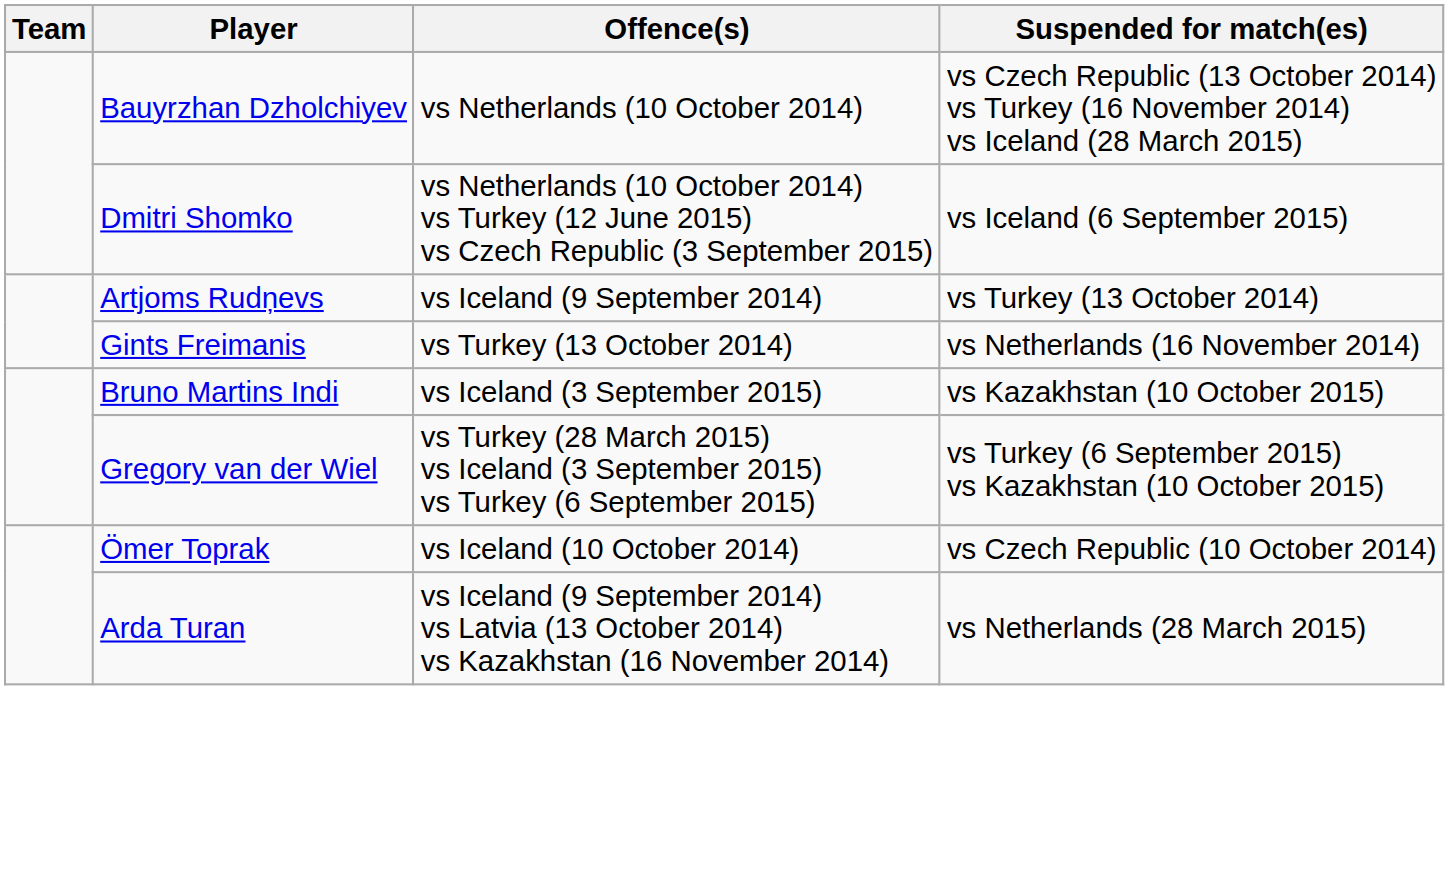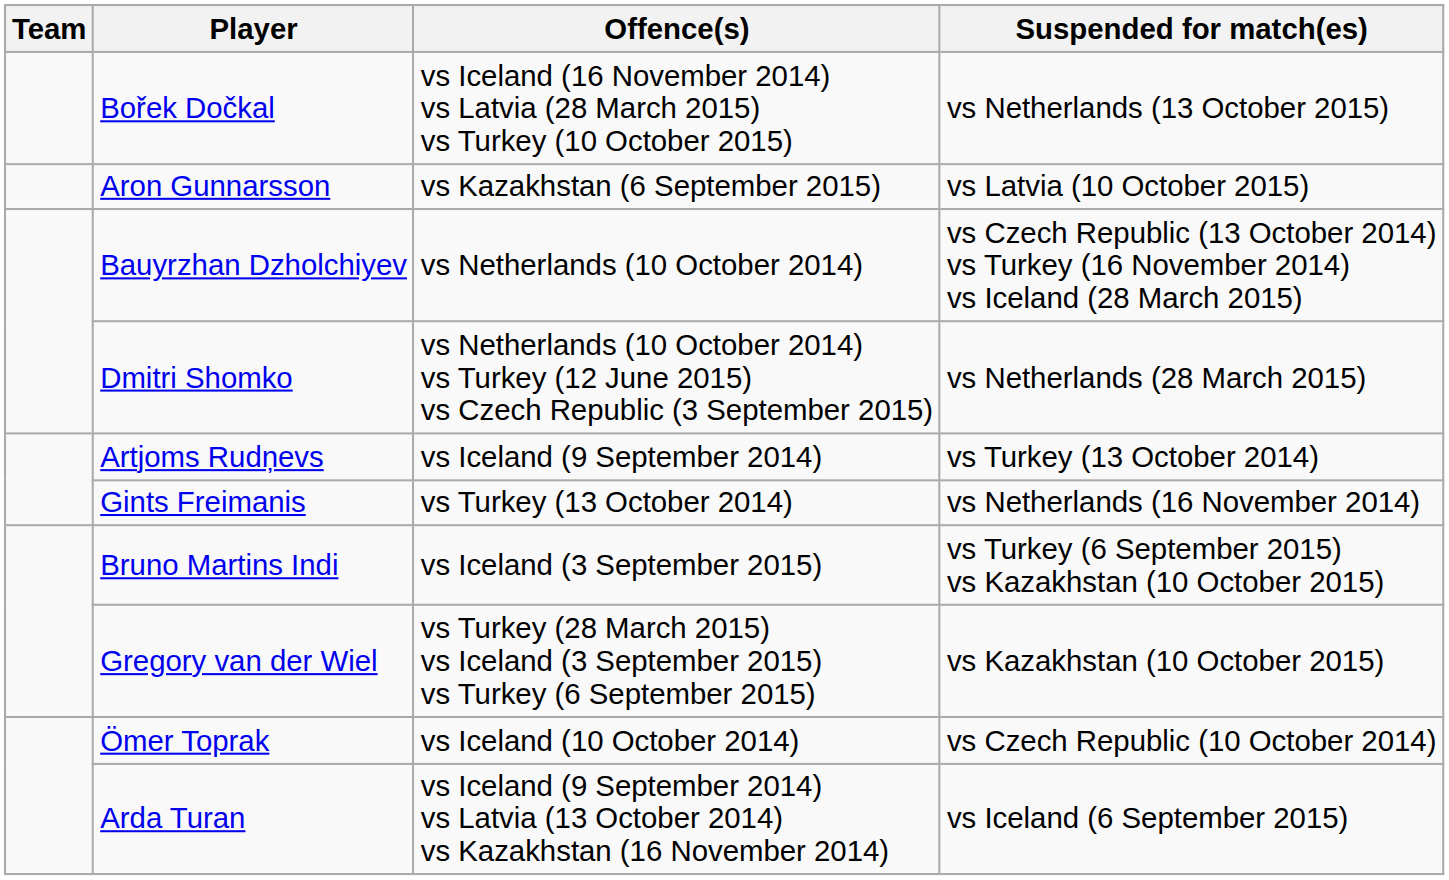+ row: (187, 108)
+ row: (215, 187)
(1148, 219) vs Iceland (6 September 2015) -> (1157, 377) vs Netherlands (28 March 2015)
(1166, 391) vs Kazakhstan (10 October 2015) -> (1166, 566) vs Turkey (6 September 2015) vs Kazakhstan (10 October 2015)
(1166, 470) vs Turkey (6 September 2015) vs Kazakhstan (10 October 2015) -> (1166, 661) vs Kazakhstan (10 October 2015)
(1157, 628) vs Netherlands (28 March 2015) -> (1148, 819) vs Iceland (6 September 2015)
